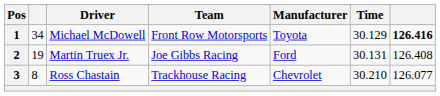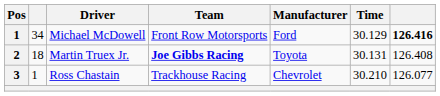(290, 35) Toyota -> (285, 35) Ford
(38, 55) 19 -> (38, 55) 18
(195, 55) normal -> (197, 55) bold
(285, 55) Ford -> (290, 55) Toyota
(35, 75) 8 -> (35, 75) 1
